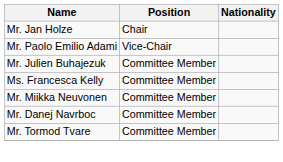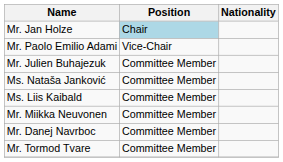(135, 30) no background -> (135, 30) lightblue background
+ row: (56, 81)
+ row: (44, 98)
- row: (55, 81)
